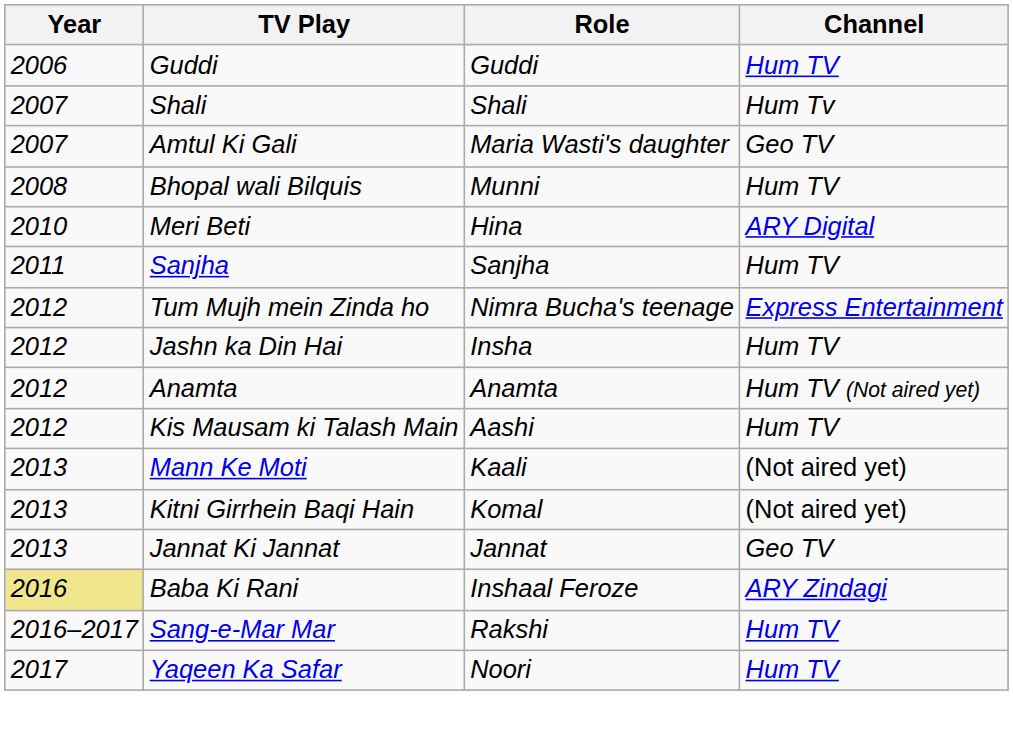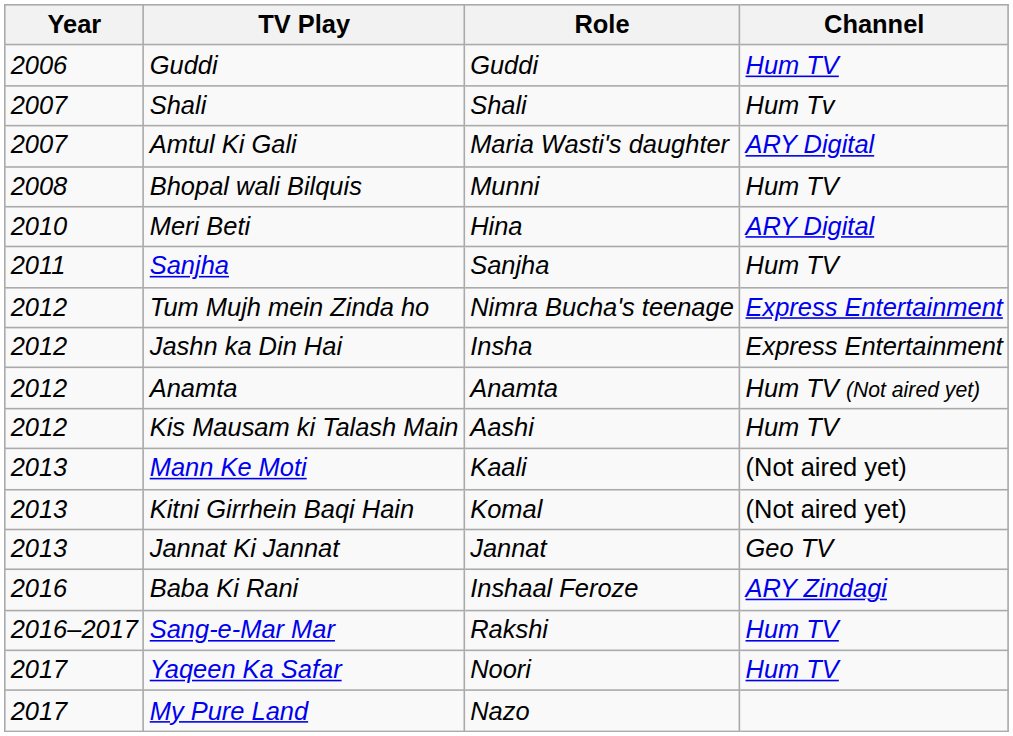(789, 145) Geo TV -> (810, 145) ARY Digital
(792, 347) Hum TV -> (874, 347) Express Entertainment
(39, 589) khaki background -> (39, 589) no background
+ row: (229, 710)
